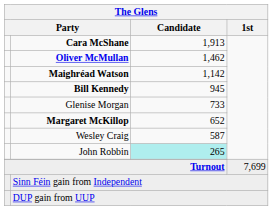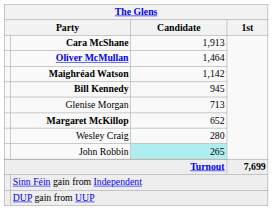(214, 58) 1,462 -> (214, 58) 1,464
(217, 105) 733 -> (217, 105) 713
(217, 136) 587 -> (217, 136) 280
(255, 167) normal -> (255, 167) bold
